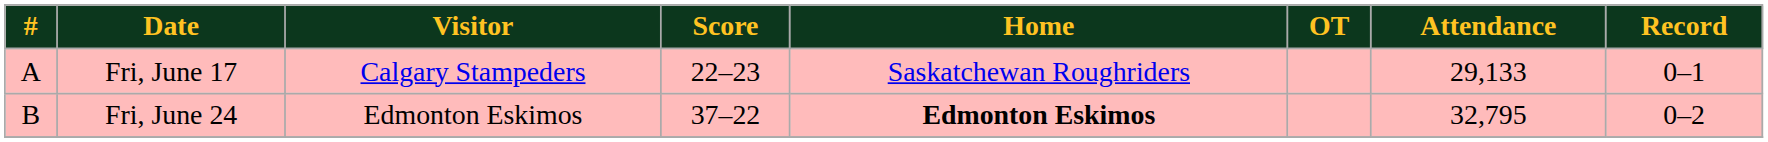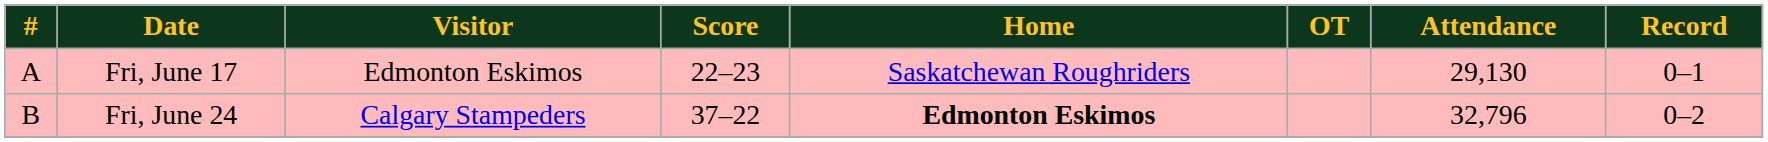(473, 70) Calgary Stampeders -> (473, 70) Edmonton Eskimos
(1488, 70) 29,133 -> (1488, 70) 29,130
(473, 114) Edmonton Eskimos -> (473, 114) Calgary Stampeders
(1488, 114) 32,795 -> (1488, 114) 32,796
